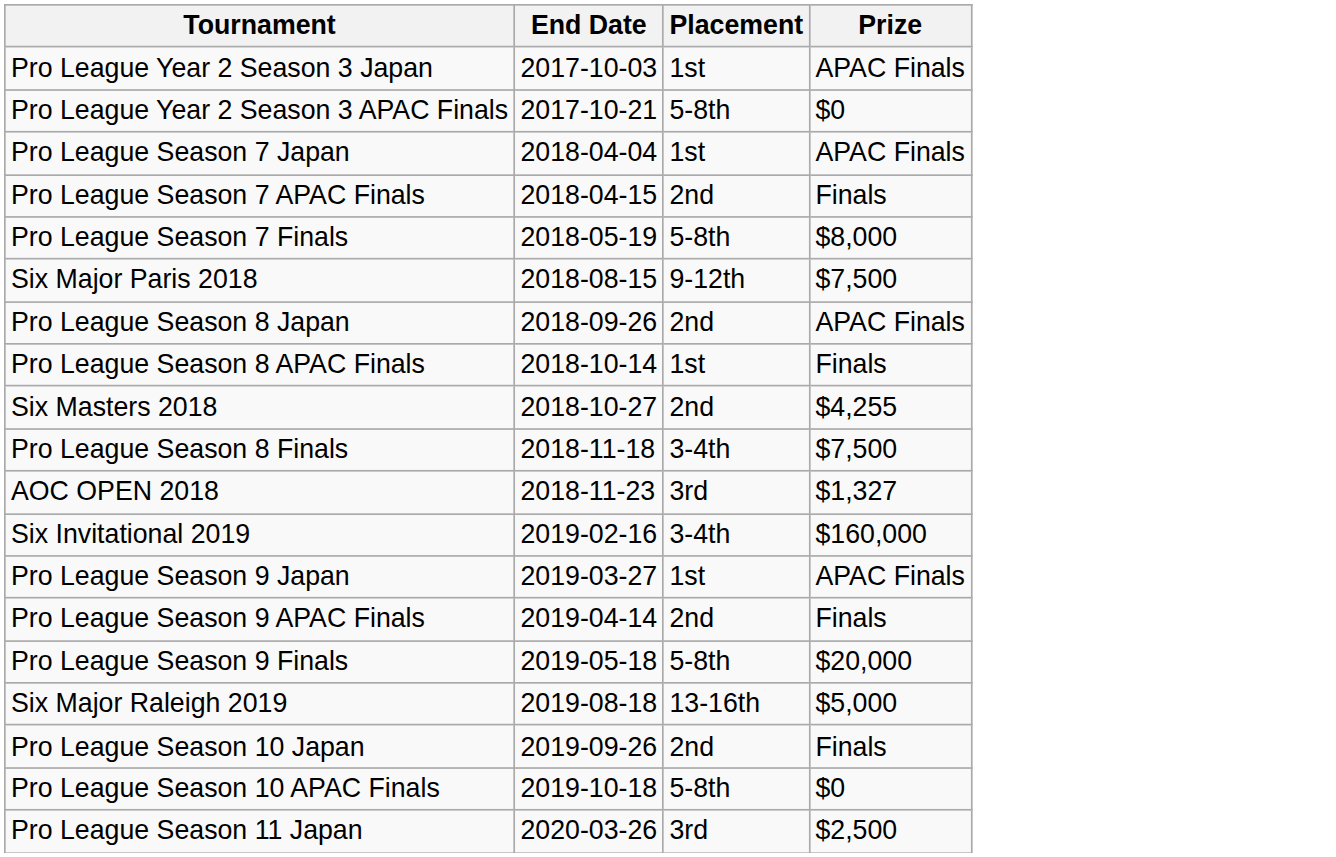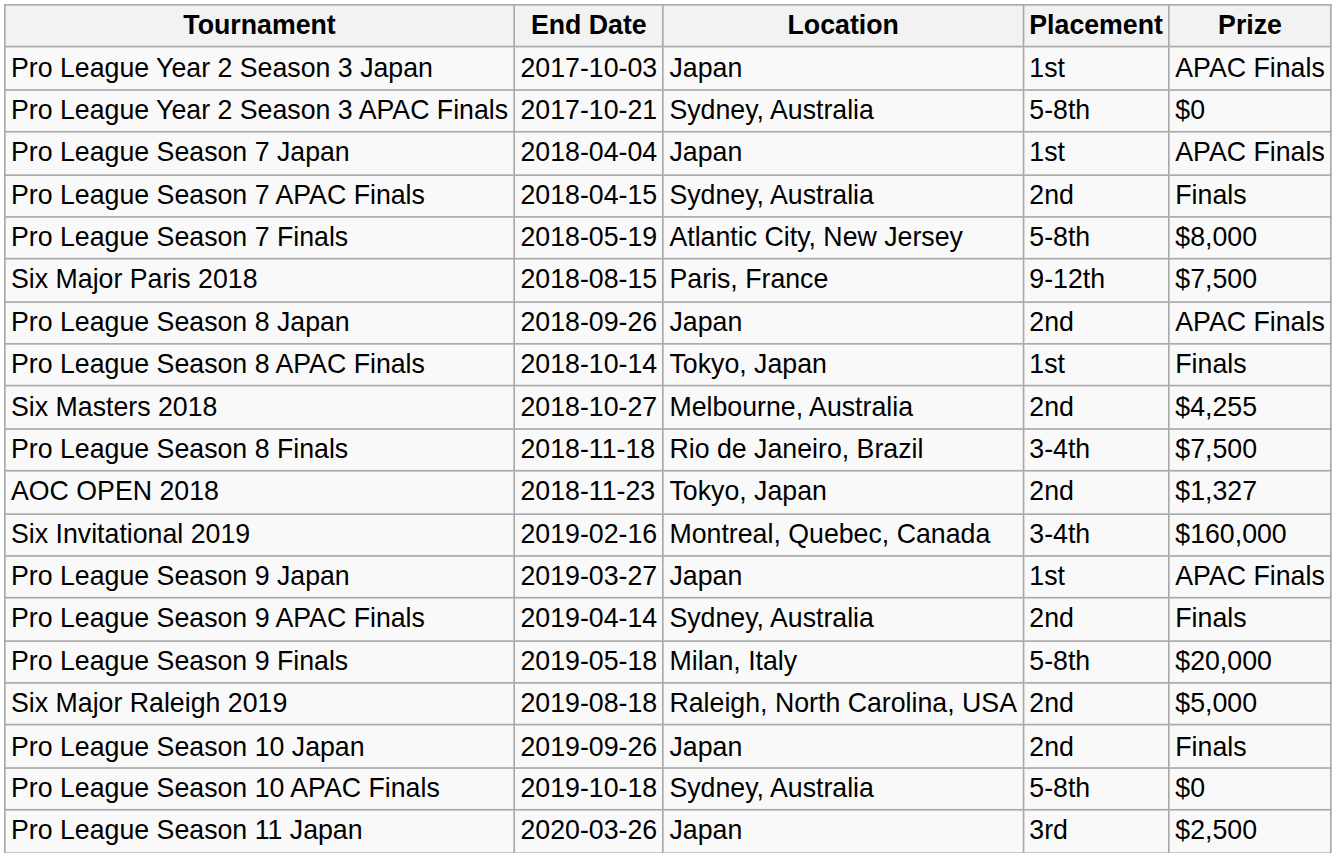+ column: (843, 25)
(689, 491) 3rd -> (1052, 491) 2nd
(715, 703) 13-16th -> (1052, 703) 2nd
